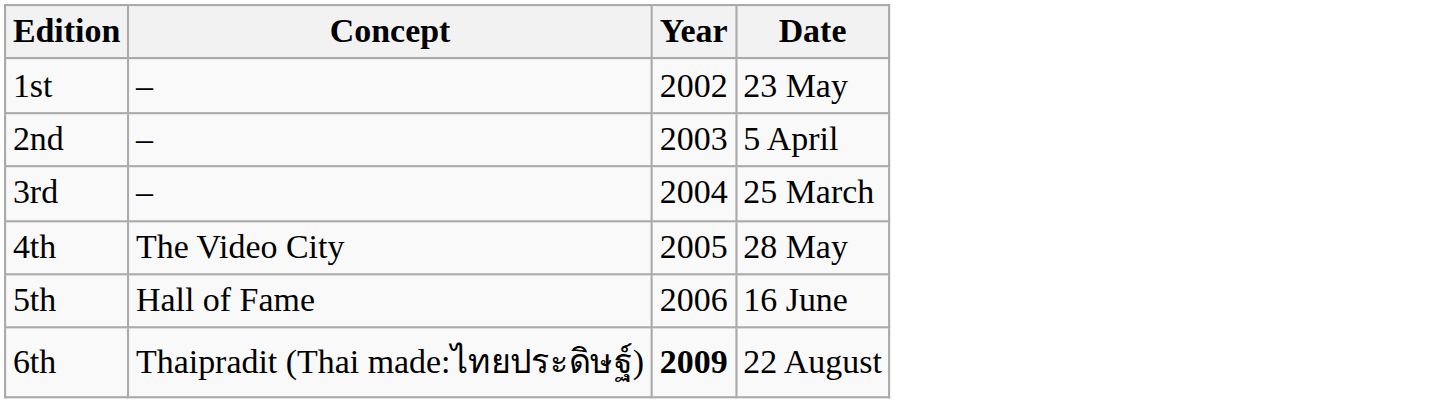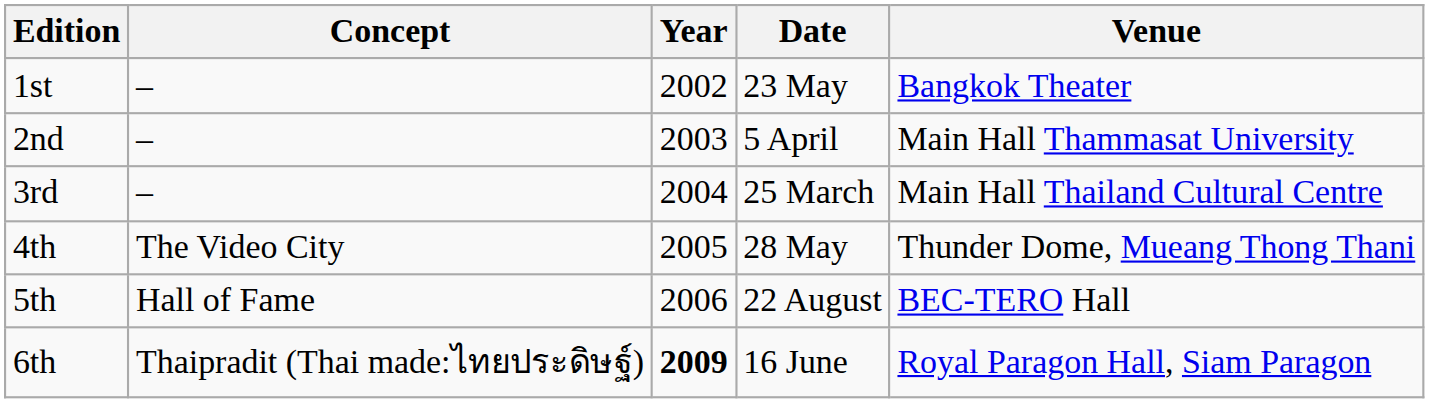+ column: (1156, 31)
(796, 300) 16 June -> (813, 300) 22 August
(813, 361) 22 August -> (796, 361) 16 June
